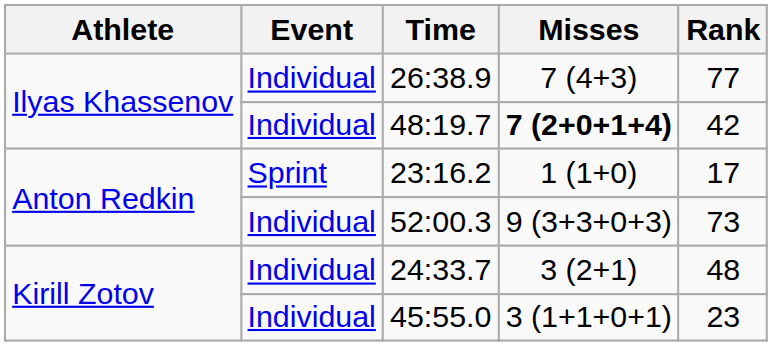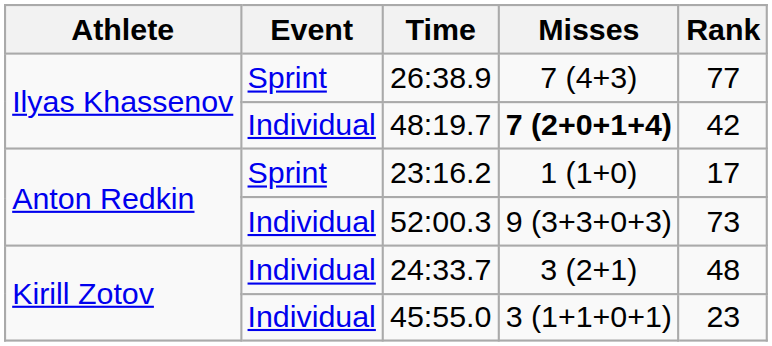(312, 77) Individual -> (287, 77) Sprint
